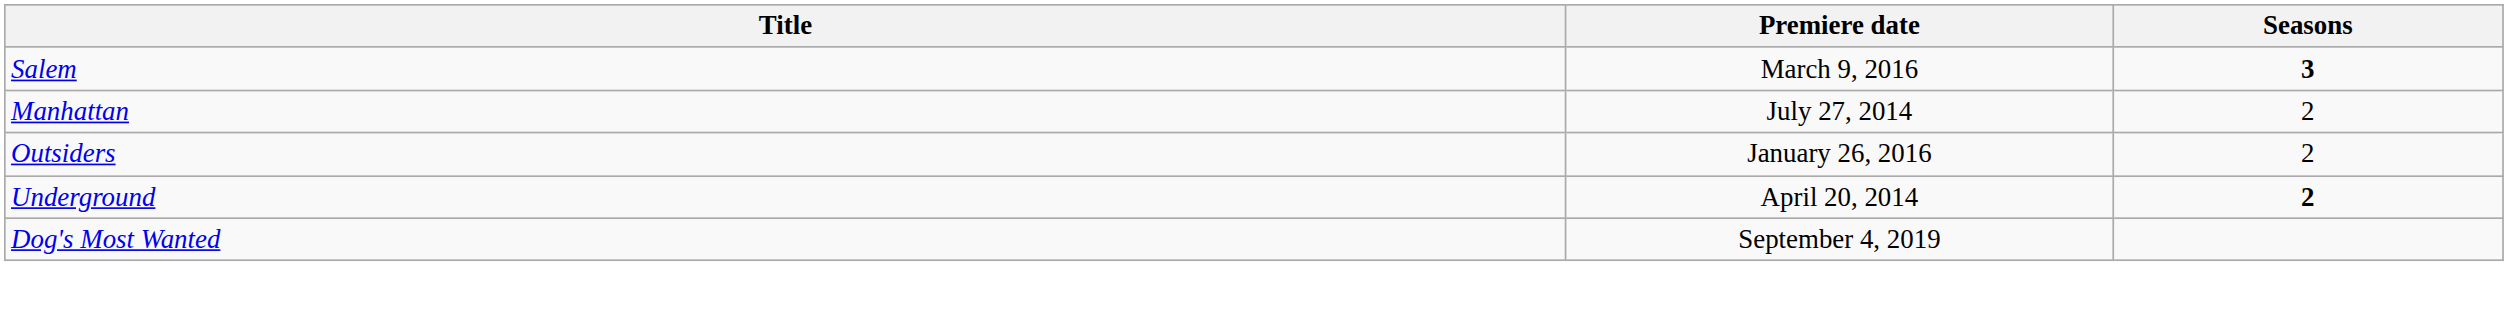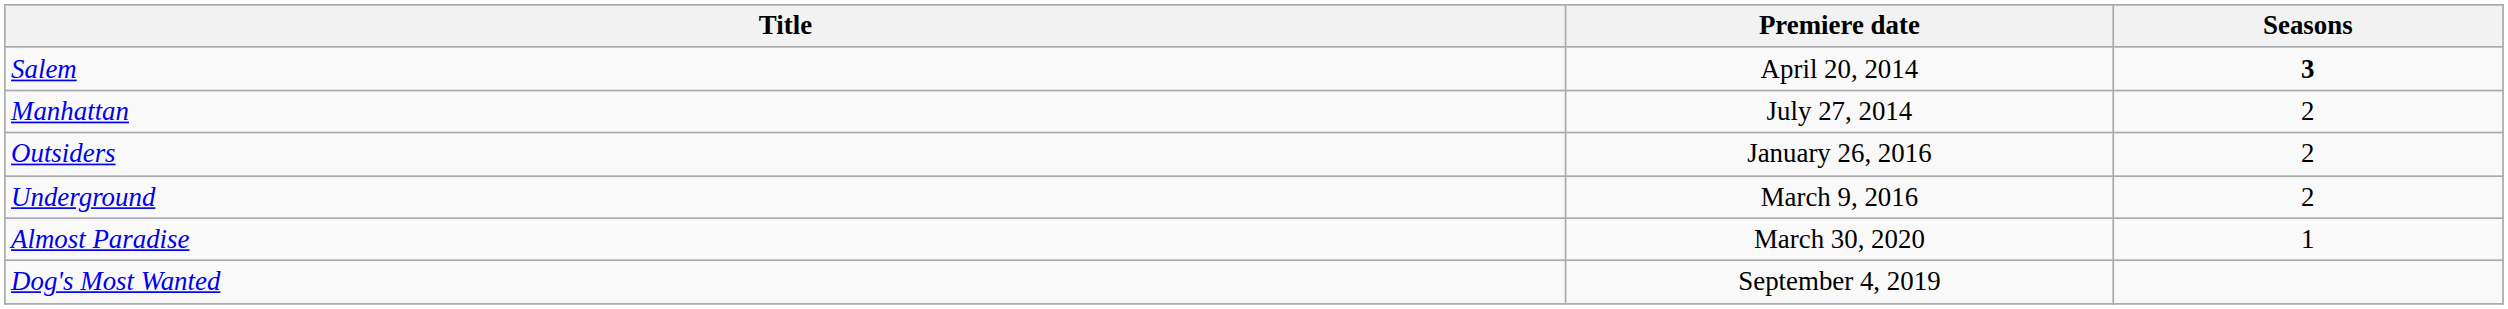(1839, 68) March 9, 2016 -> (1839, 68) April 20, 2014
(1839, 196) April 20, 2014 -> (1839, 196) March 9, 2016
(2308, 196) bold -> (2308, 196) normal
+ row: (100, 238)
